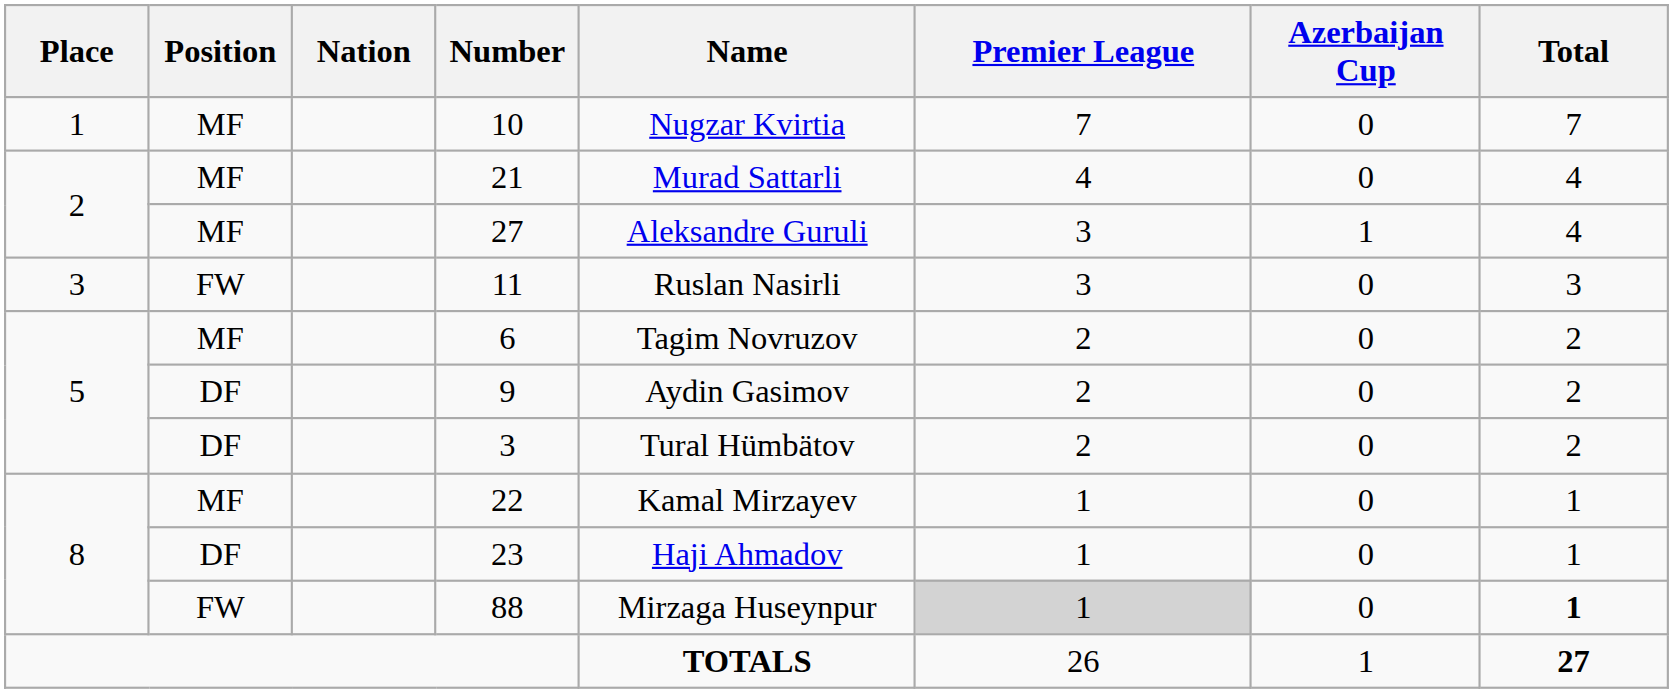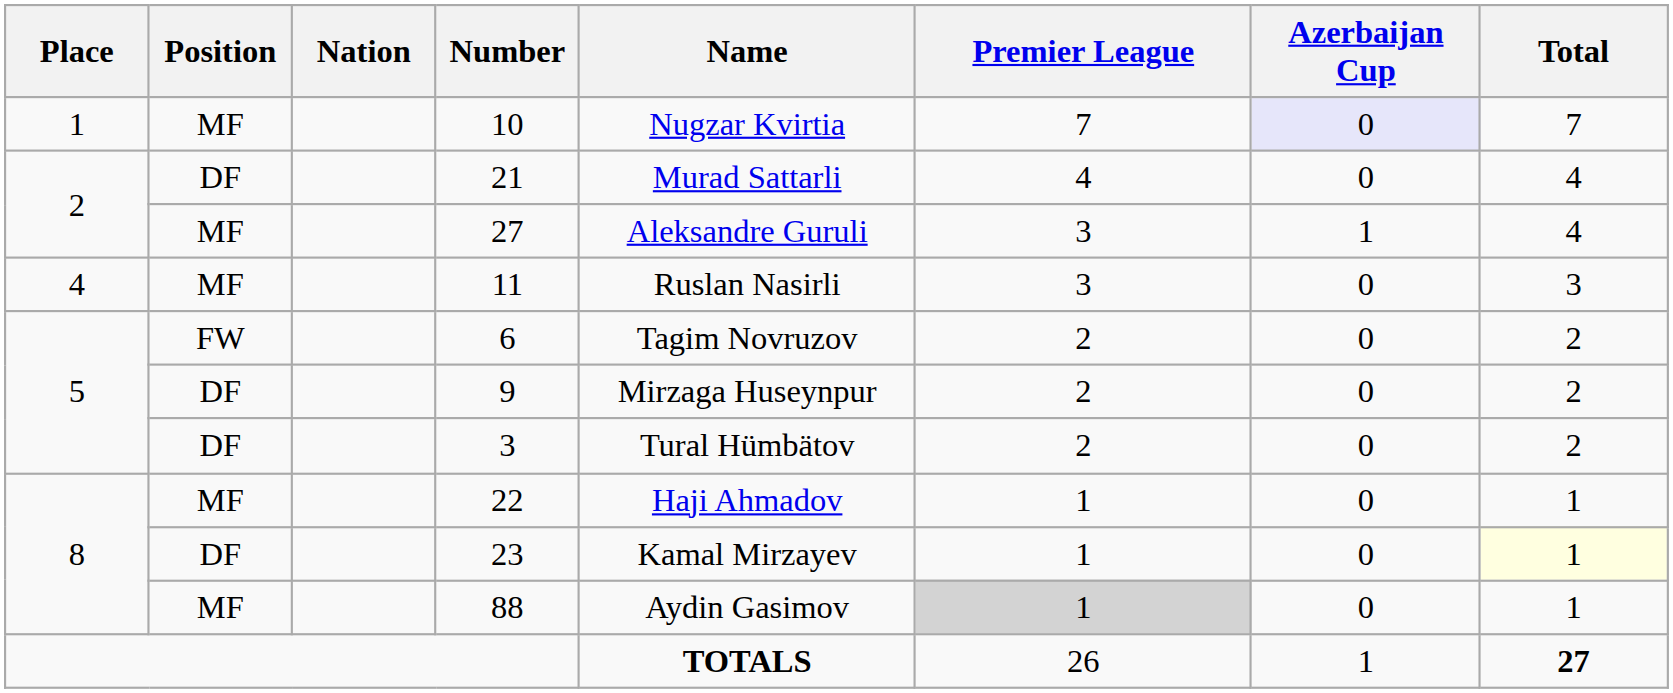(1366, 123) no background -> (1366, 123) lavender background
(220, 177) MF -> (220, 177) DF
(77, 284) 3 -> (77, 284) 4
(220, 284) FW -> (220, 284) MF
(220, 338) MF -> (220, 338) FW
(747, 391) Aydin Gasimov -> (747, 391) Mirzaga Huseynpur
(747, 499) Kamal Mirzayev -> (747, 499) Haji Ahmadov
(747, 552) Haji Ahmadov -> (747, 552) Kamal Mirzayev
(1574, 552) no background -> (1574, 552) lightyellow background
(220, 606) FW -> (220, 606) MF
(747, 606) Mirzaga Huseynpur -> (747, 606) Aydin Gasimov
(1574, 606) bold -> (1574, 606) normal
